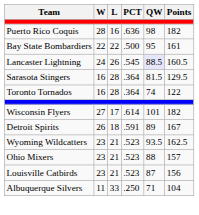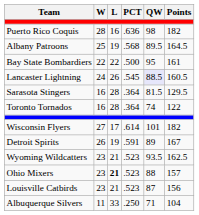+ row: (37, 47)
(114, 127) 18 -> (114, 142) 19
(114, 157) normal -> (114, 173) bold
